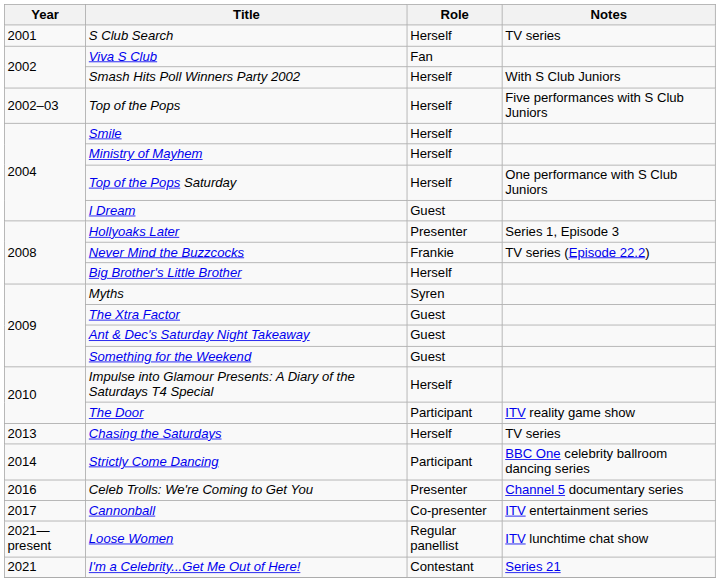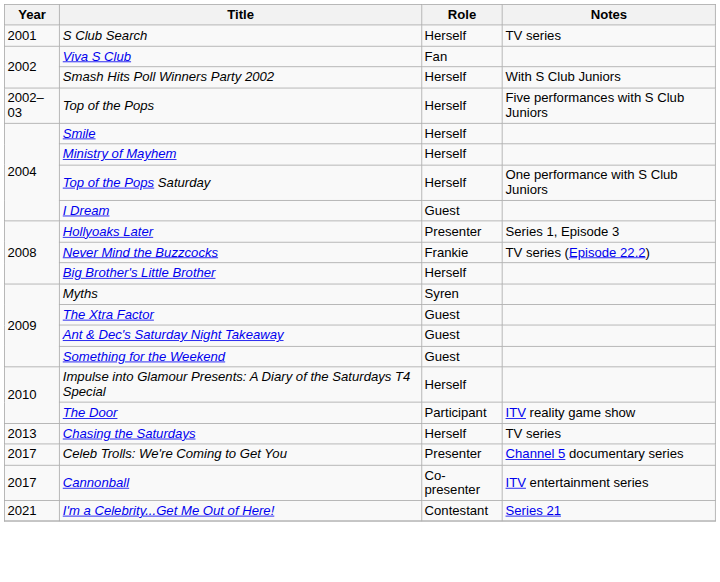- row: (154, 461)
(22, 490) 2016 -> (22, 454) 2017
- row: (131, 539)
